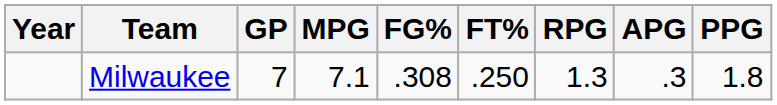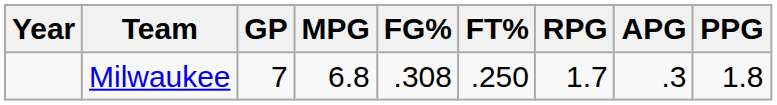(349, 76) 7.1 -> (349, 76) 6.8
(587, 76) 1.3 -> (587, 76) 1.7
